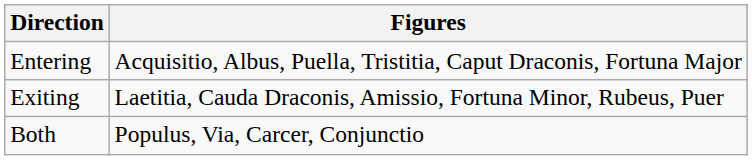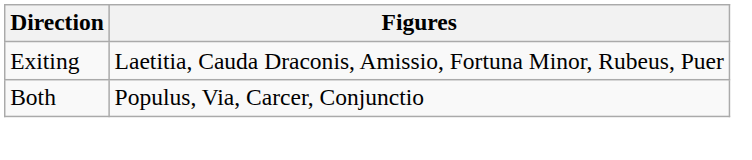- row: (51, 60)
